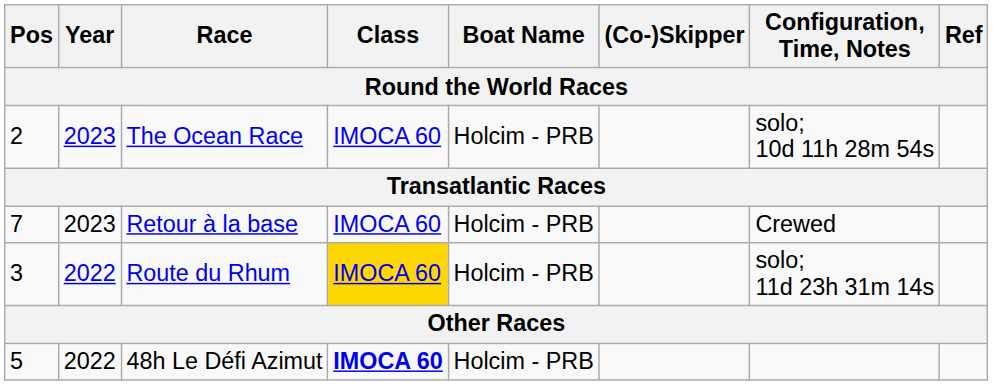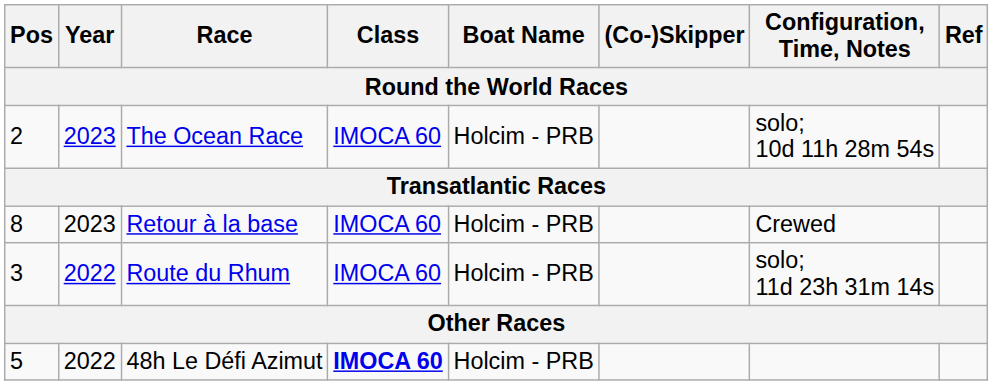(17, 223) 7 -> (17, 223) 8
(387, 273) gold background -> (387, 273) no background
